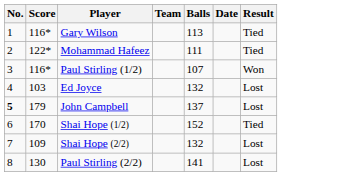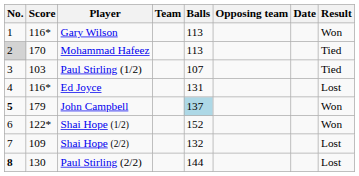+ column: (252, 13)
(253, 32) Tied -> (332, 32) Won
(10, 51) no background -> (10, 51) lightgrey background
(40, 51) 122* -> (37, 51) 170
(194, 51) 111 -> (195, 51) 113
(40, 69) 116* -> (37, 69) 103
(254, 69) Won -> (331, 69) Tied
(37, 88) 103 -> (40, 88) 116*
(195, 88) 132 -> (195, 88) 131
(195, 106) no background -> (195, 106) lightblue background
(253, 106) Lost -> (332, 106) Won
(37, 125) 170 -> (40, 125) 122*
(253, 125) Tied -> (332, 125) Won
(10, 162) normal -> (10, 162) bold
(195, 162) 141 -> (195, 162) 144
